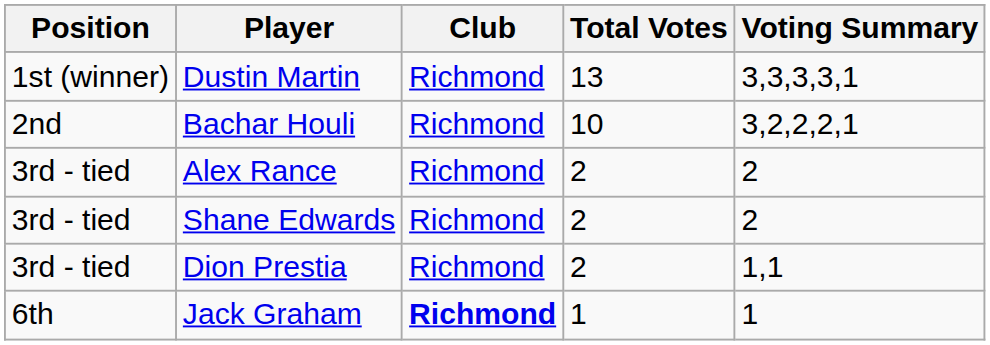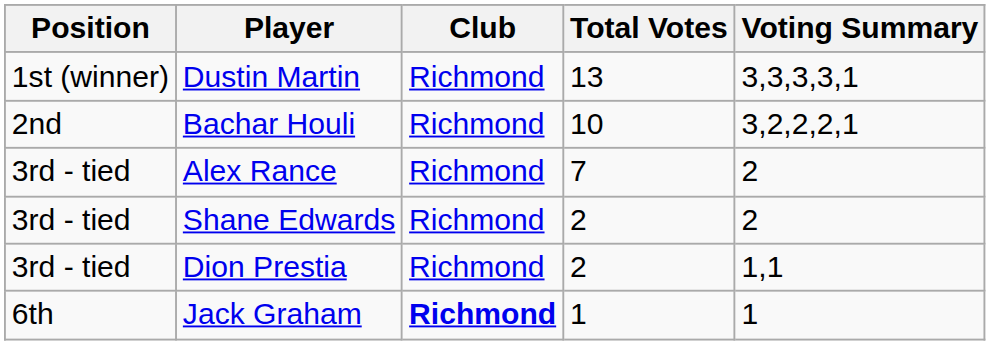(578, 171) 2 -> (578, 171) 7
